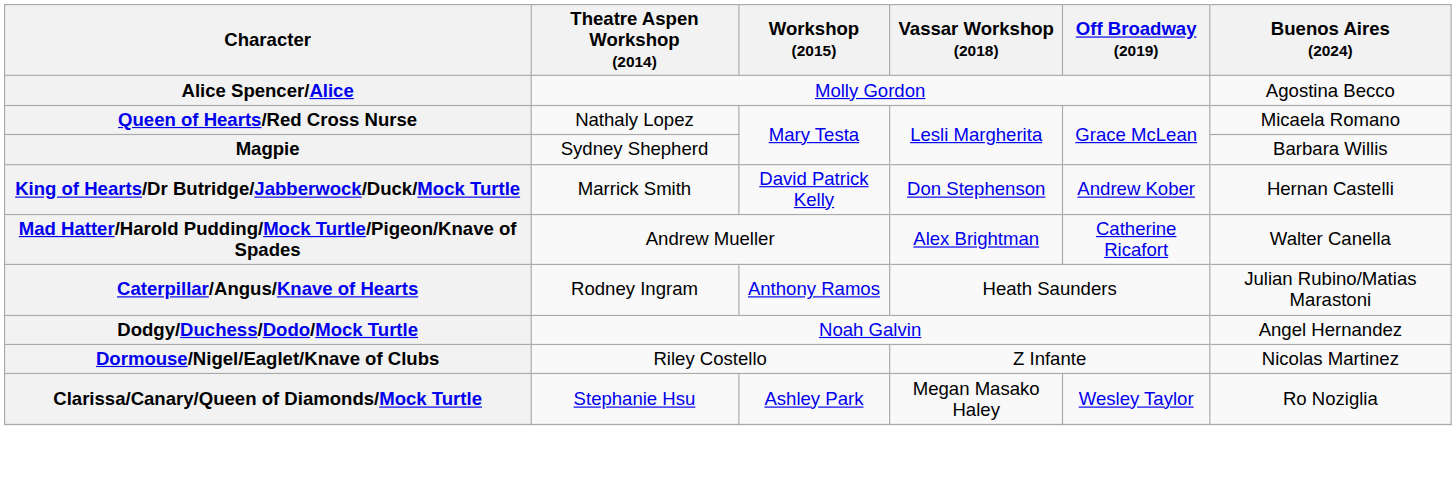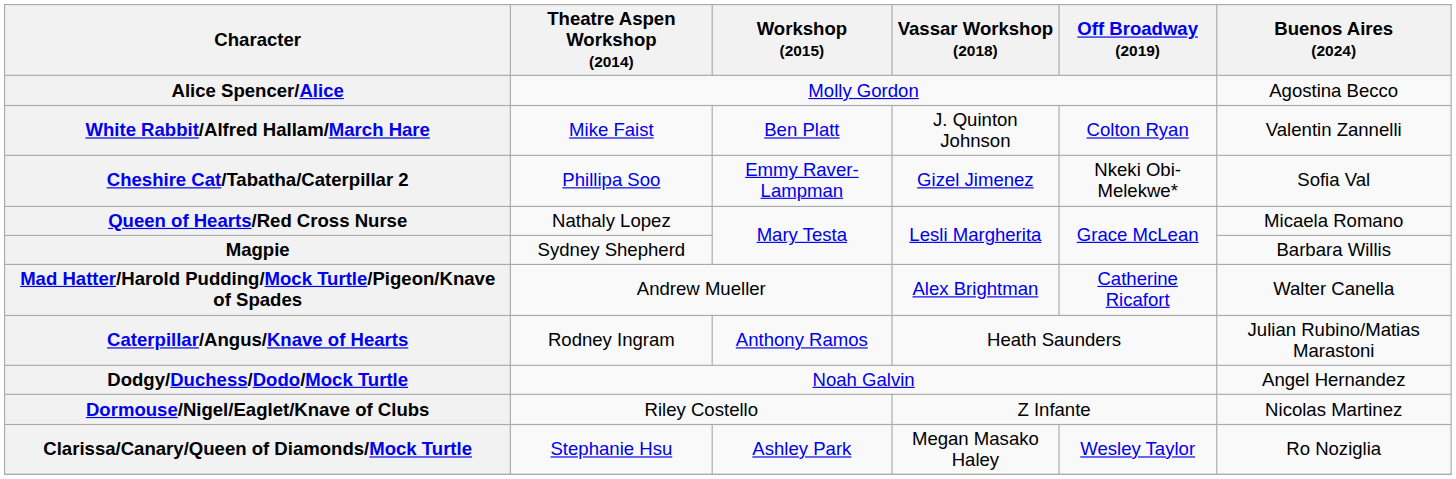+ row: (258, 130)
+ row: (258, 180)
- row: (268, 189)
